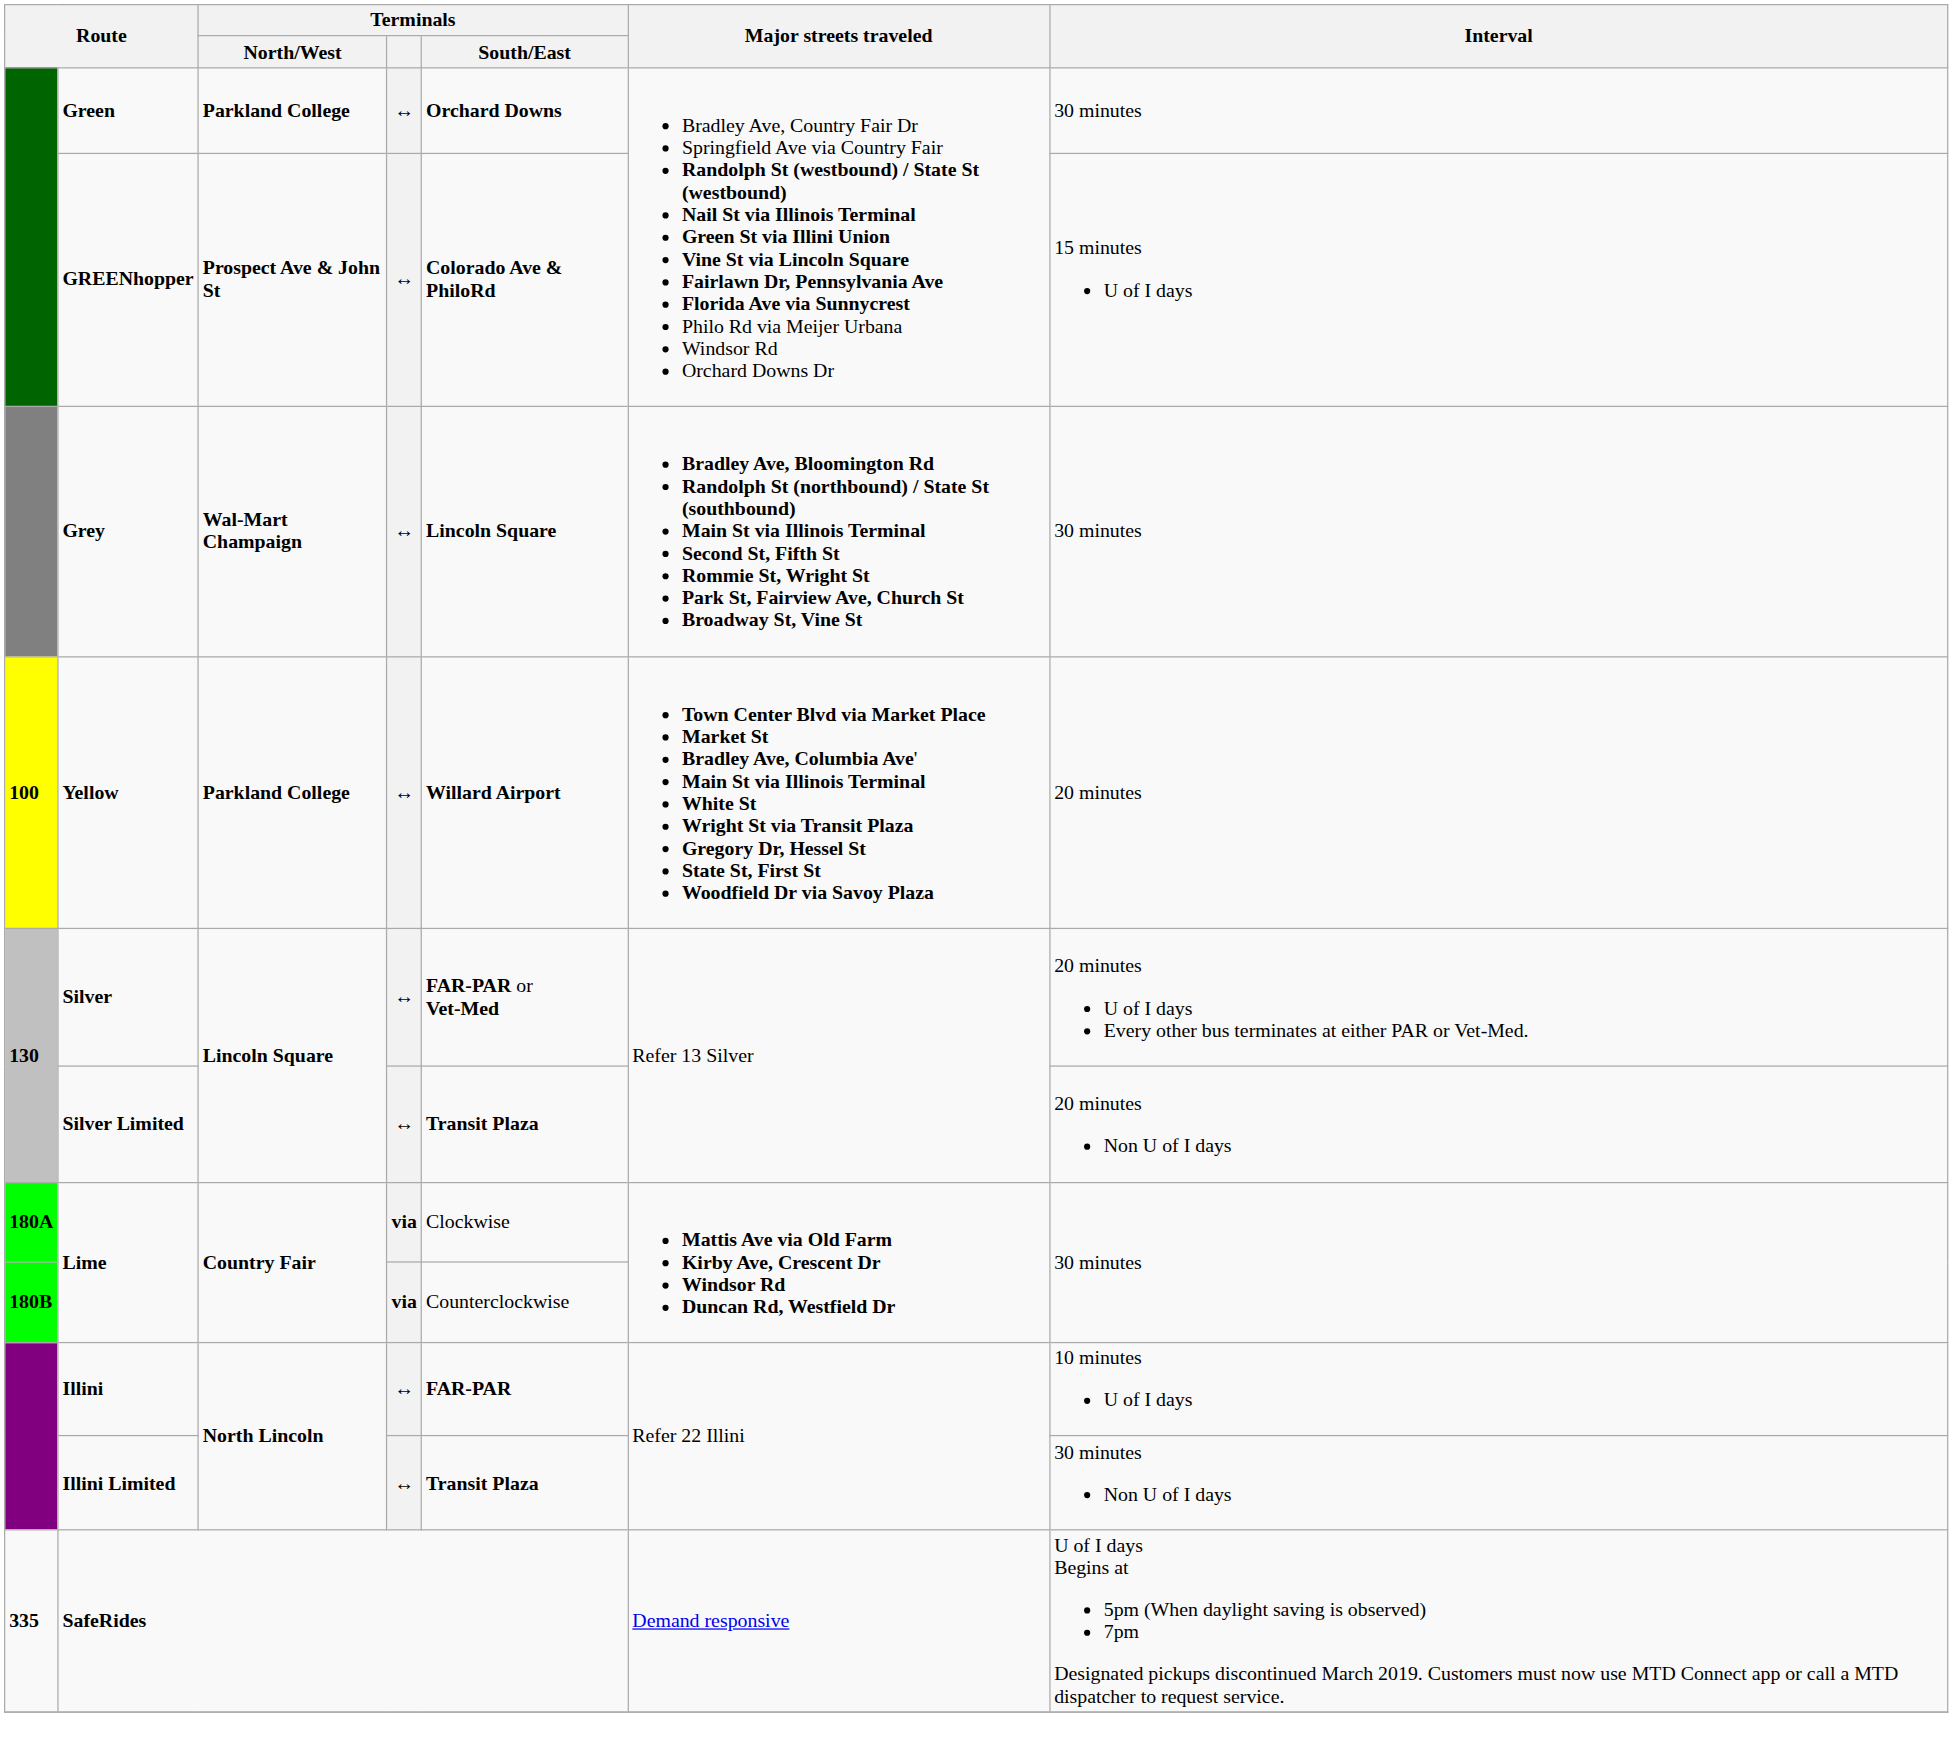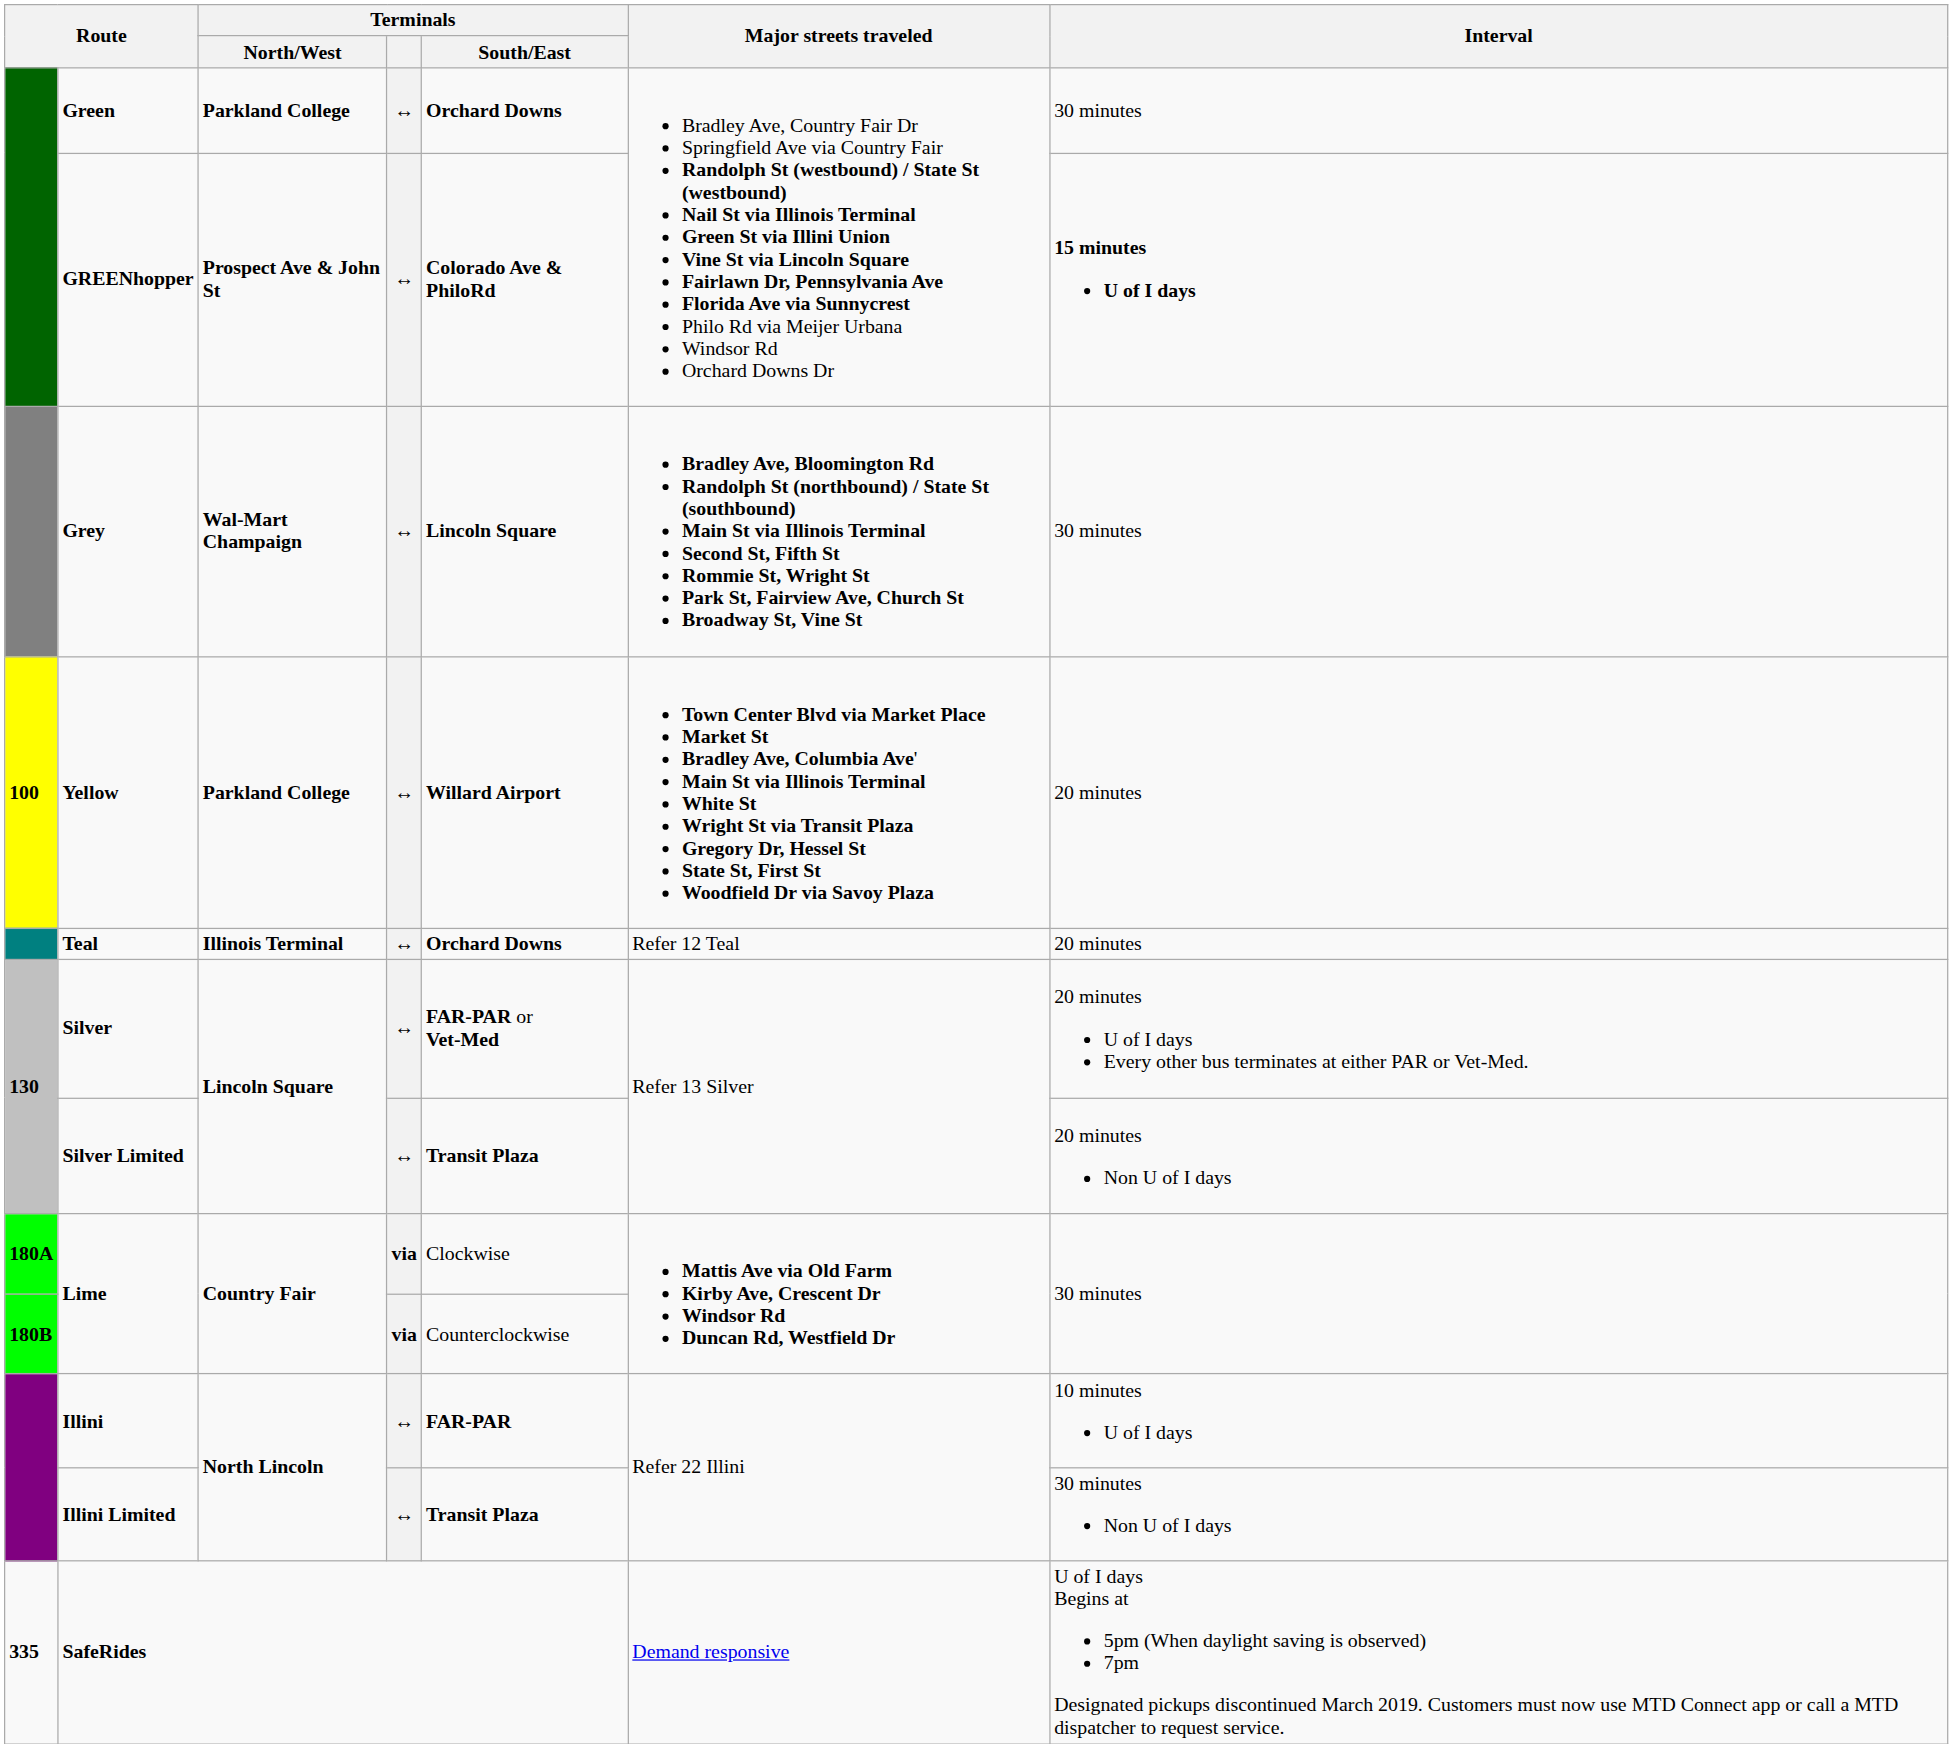(1499, 270) normal -> (1499, 270) bold
+ row: (31, 944)
